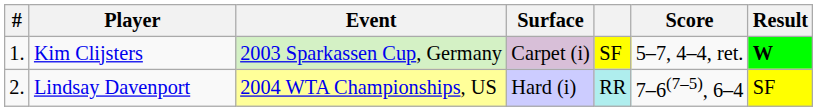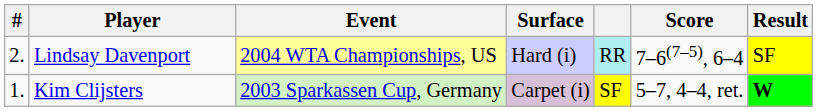rows swapped: (88, 52) <-> (112, 87)
